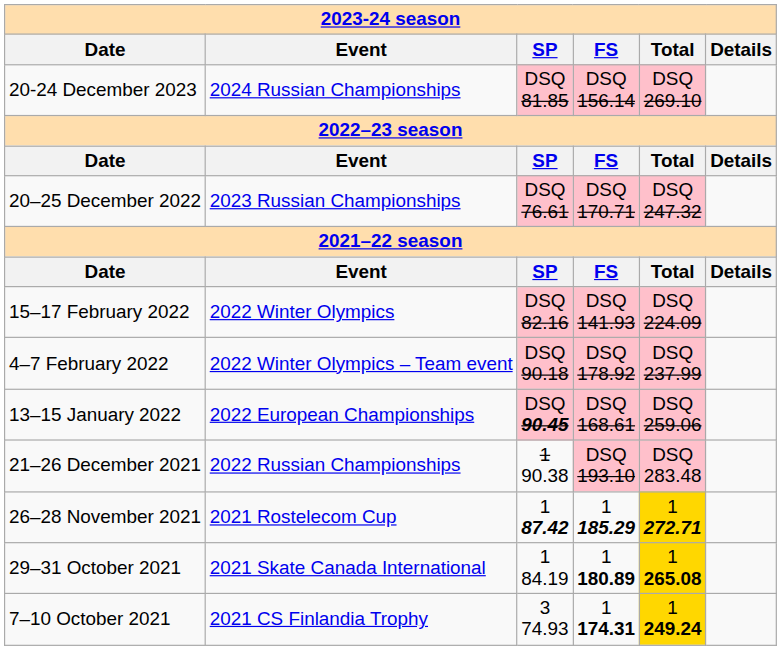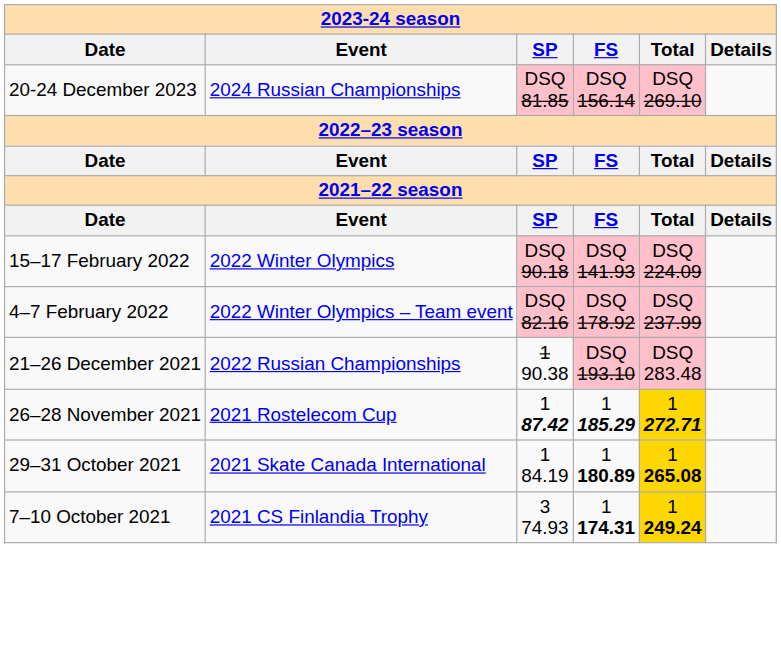- row: (105, 201)
(545, 312) DSQ 82.16 -> (545, 260) DSQ 90.18
(545, 363) DSQ 90.18 -> (545, 312) DSQ 82.16
- row: (95, 414)
